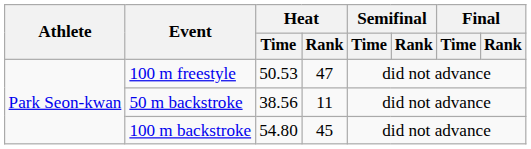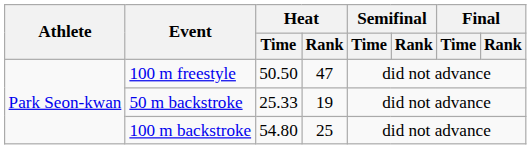(278, 74) 50.53 -> (278, 74) 50.50
(278, 102) 38.56 -> (278, 102) 25.33
(325, 102) 11 -> (325, 102) 19
(325, 130) 45 -> (325, 130) 25
